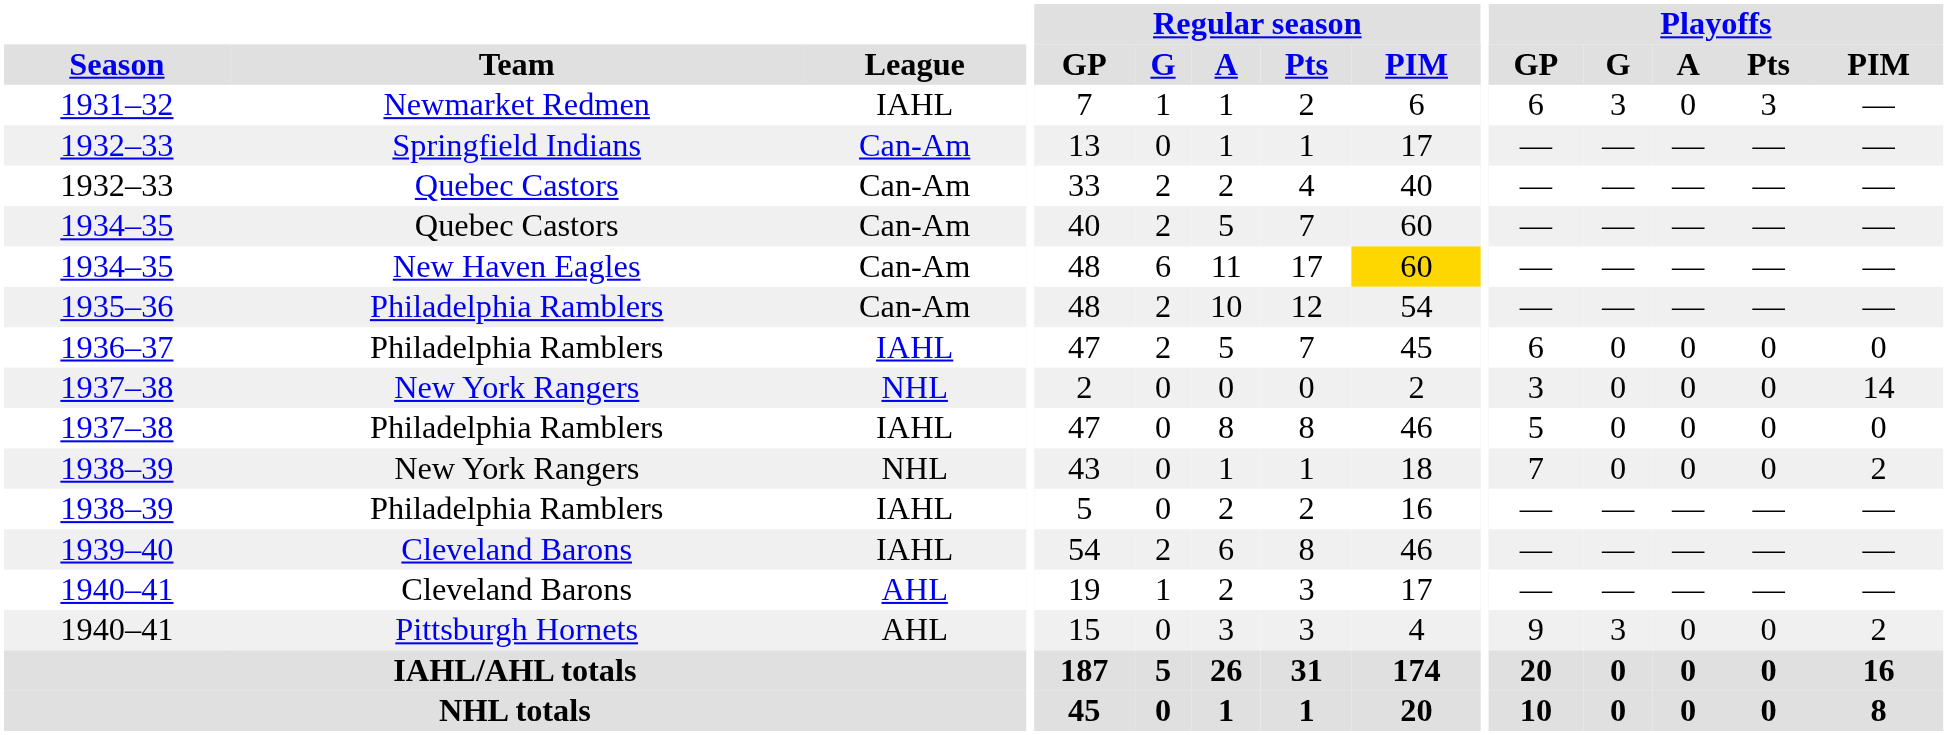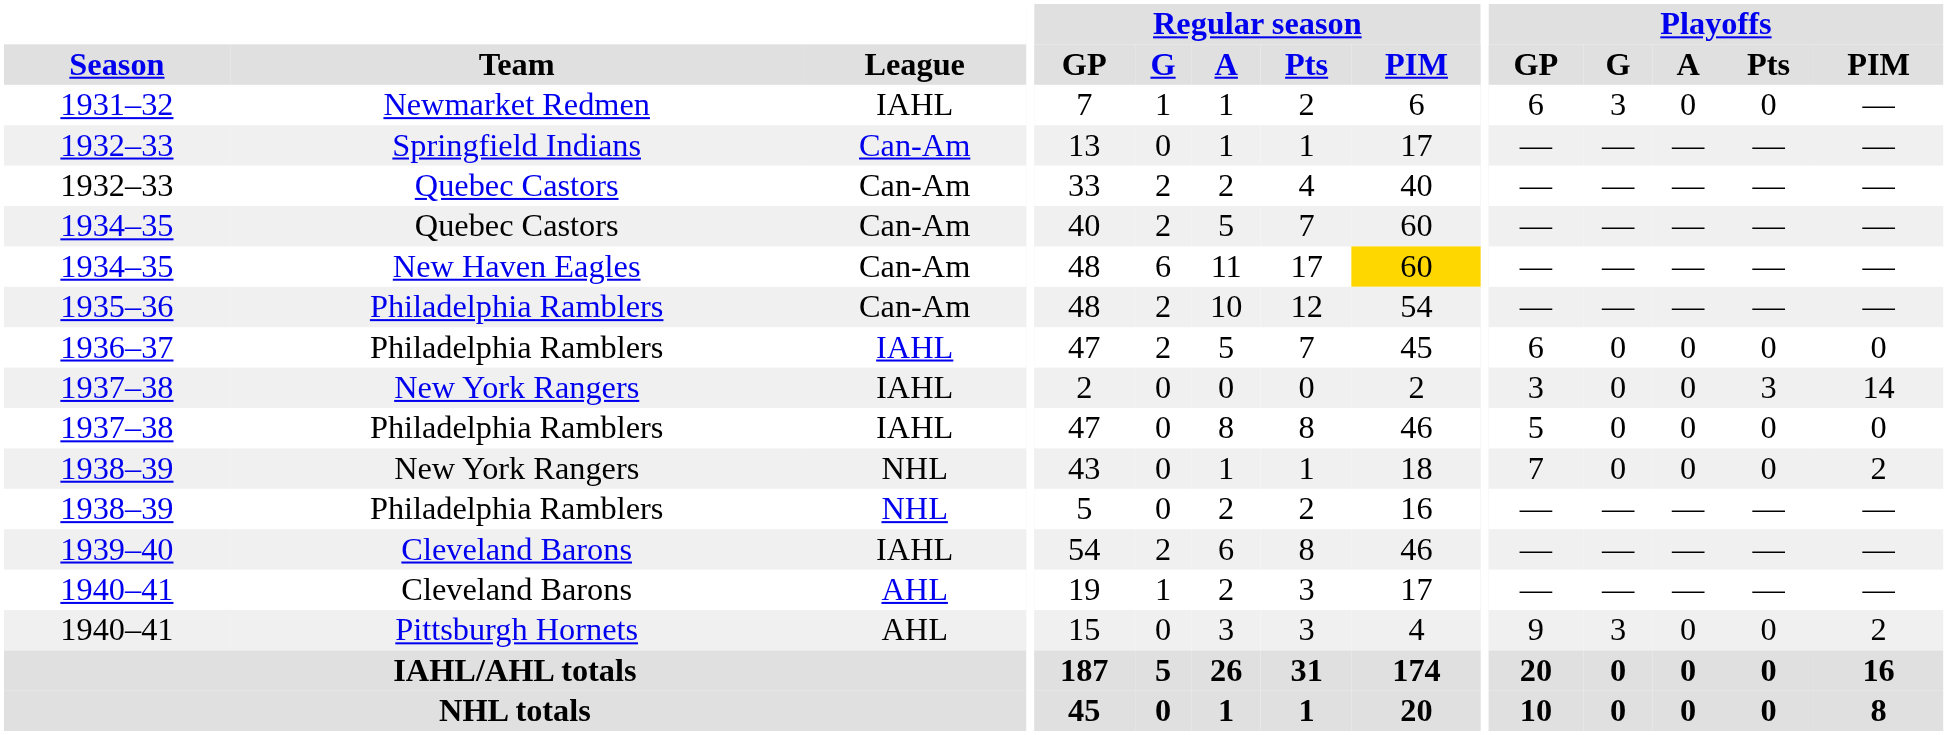(1769, 104) 3 -> (1769, 104) 0
(915, 387) NHL -> (915, 387) IAHL
(1769, 387) 0 -> (1769, 387) 3
(915, 508) IAHL -> (915, 508) NHL
